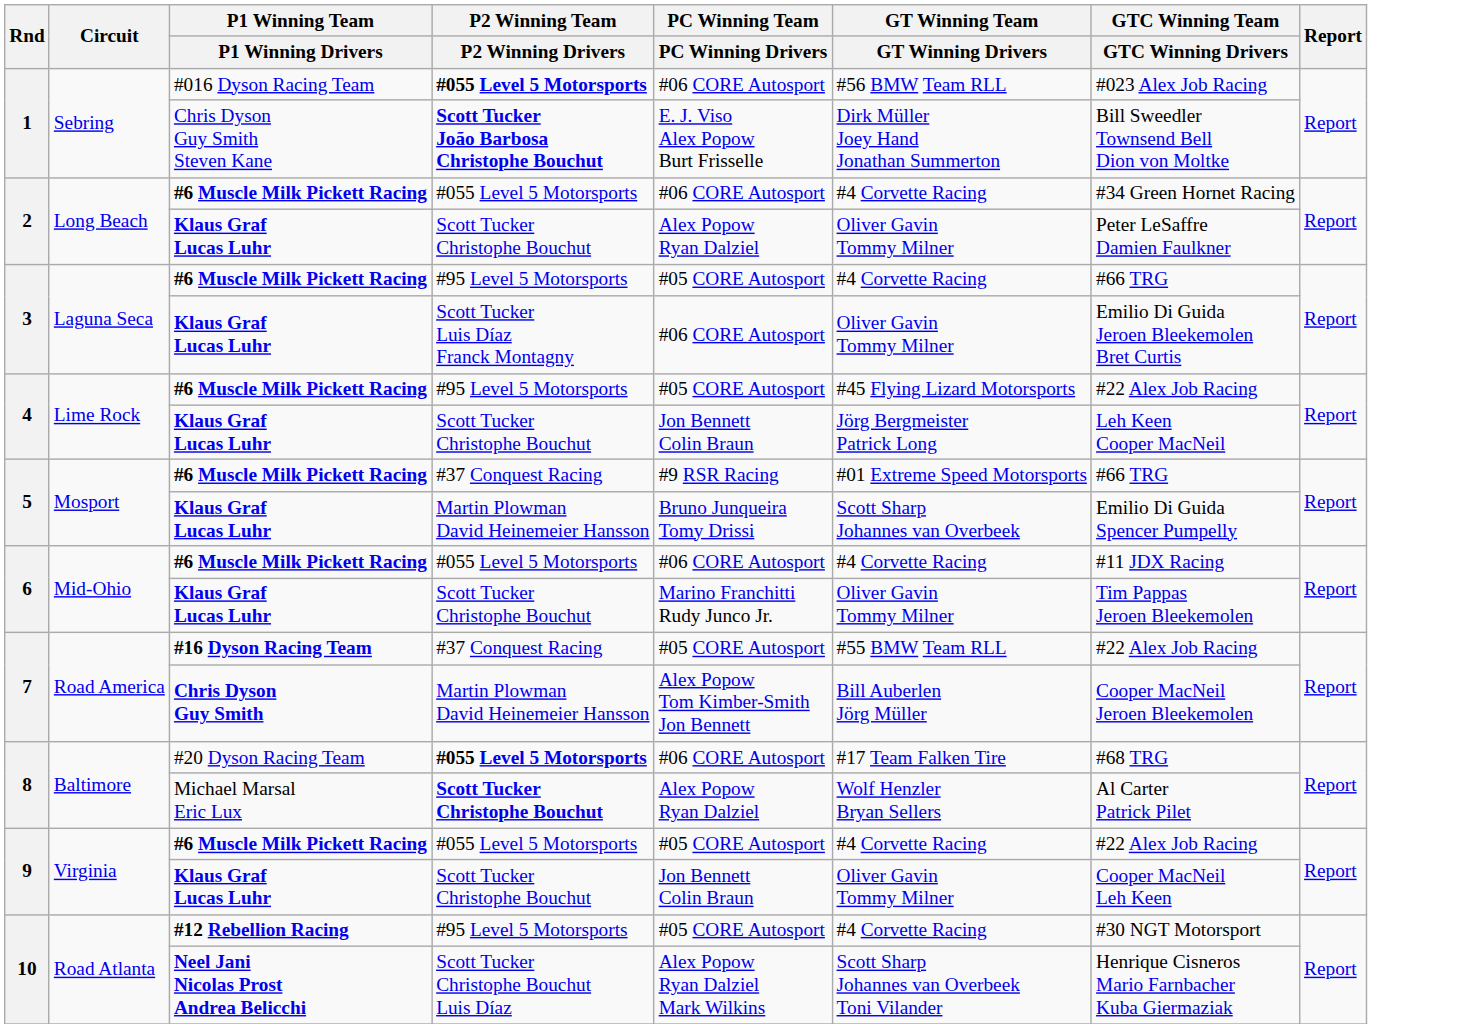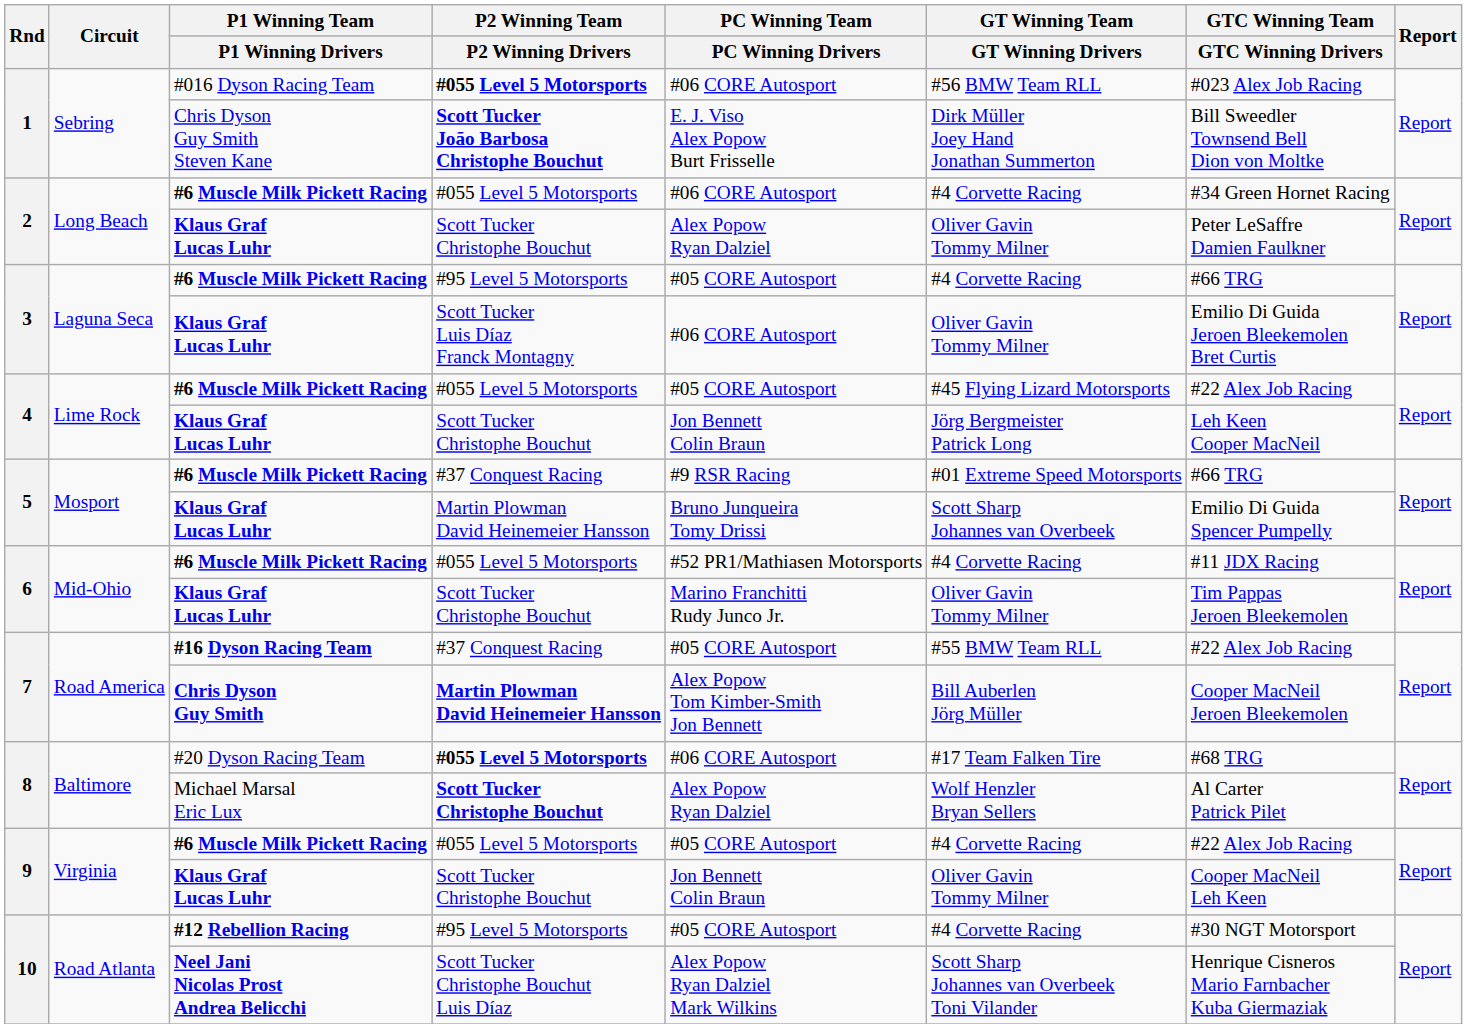(532, 388) #95 Level 5 Motorsports -> (537, 388) #055 Level 5 Motorsports
(742, 561) #06 CORE Autosport -> (796, 561) #52 PR1/Mathiasen Motorsports
(543, 702) normal -> (549, 702) bold
